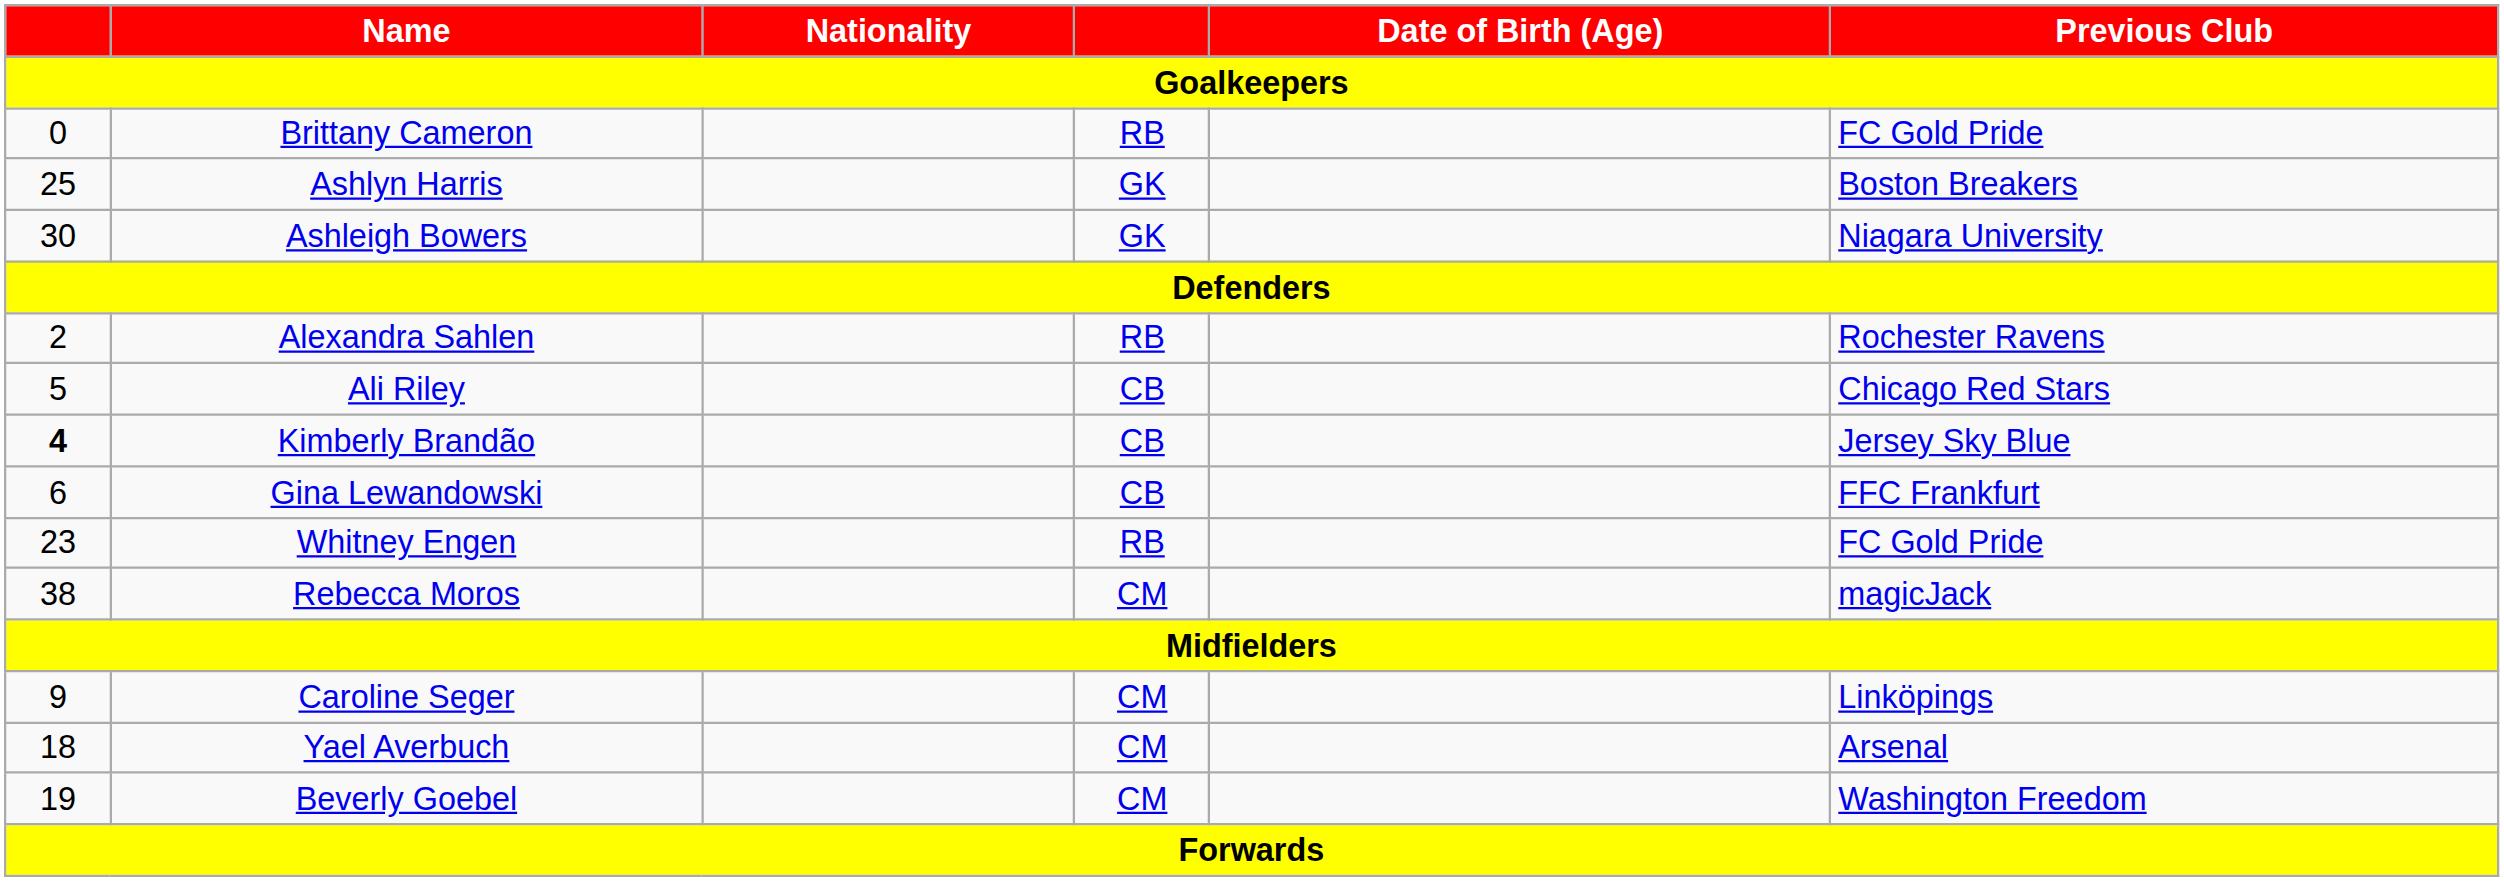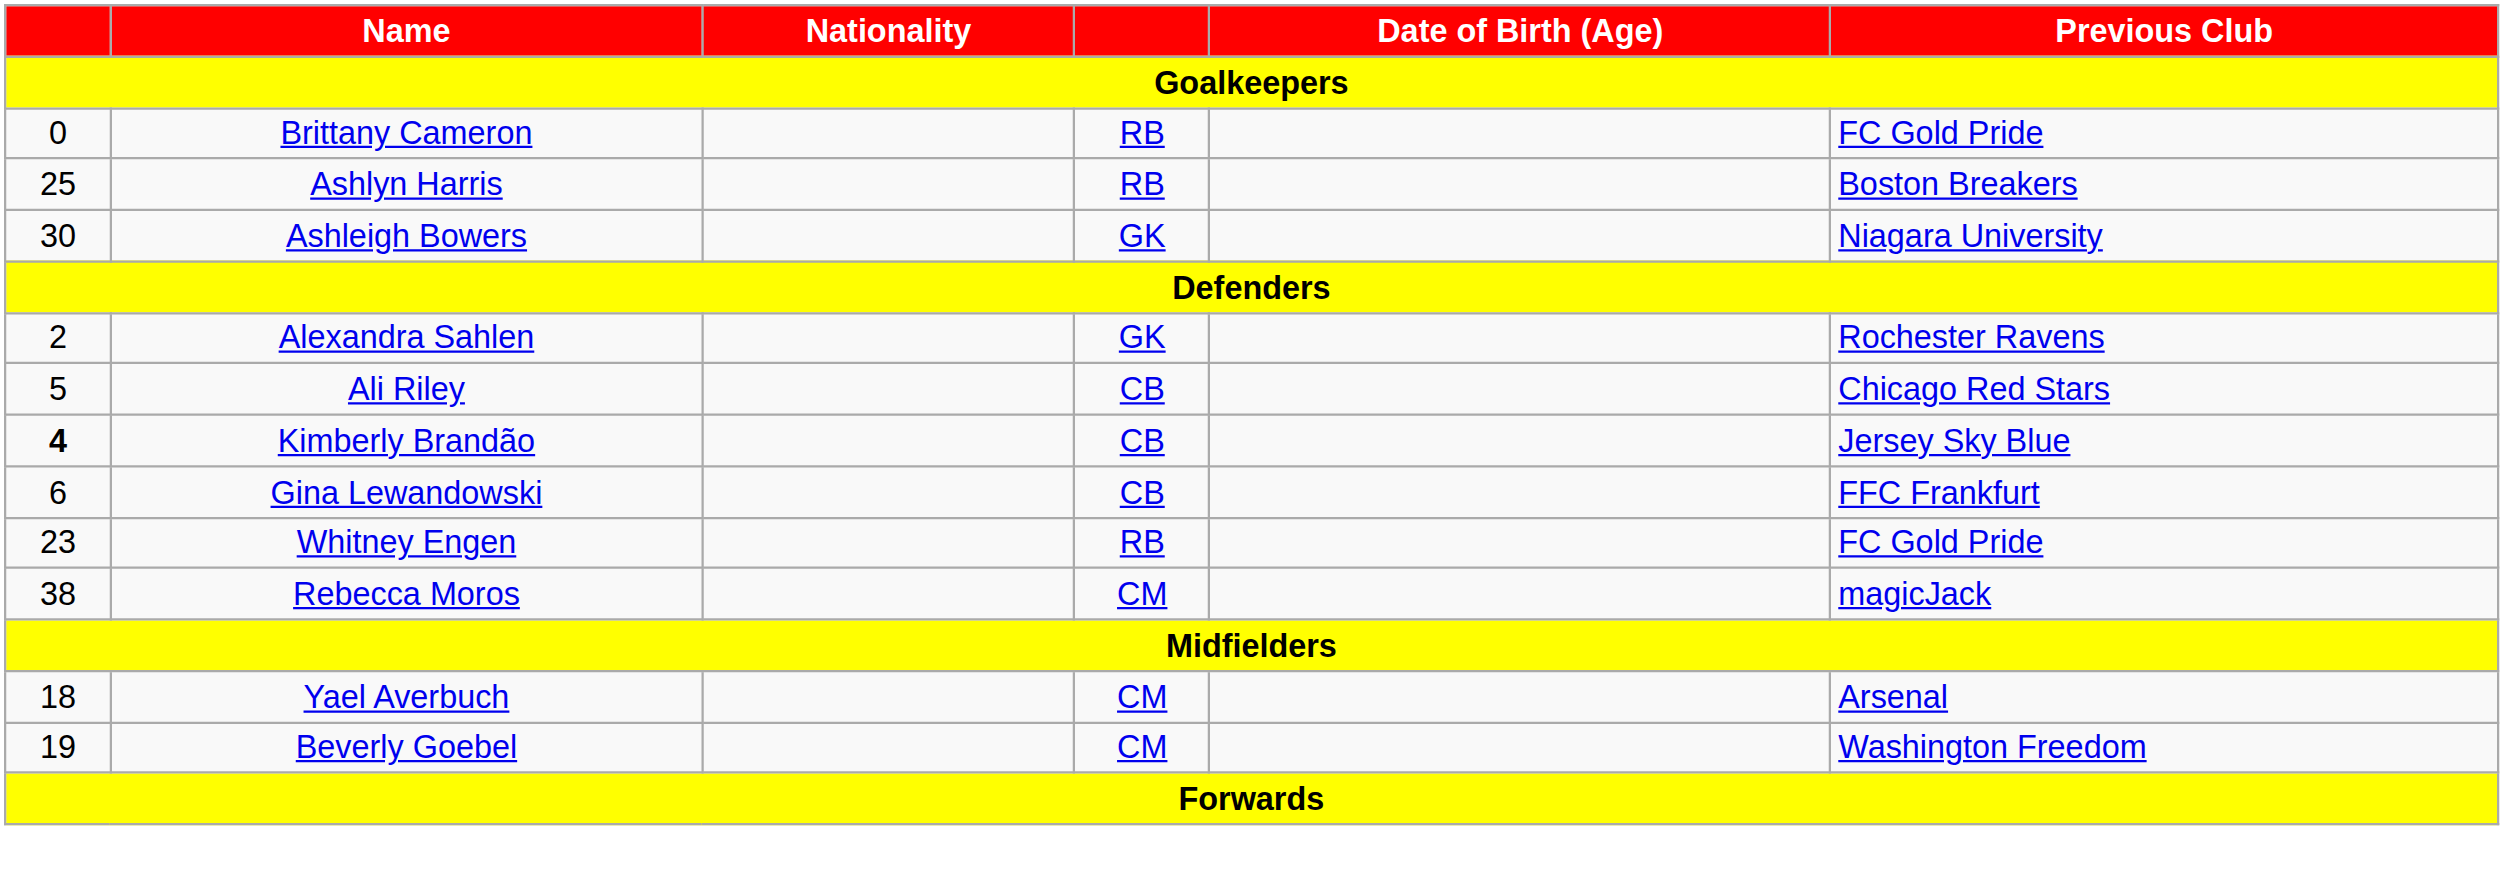(1142, 185) GK -> (1142, 185) RB
(1142, 338) RB -> (1142, 338) GK
- row: (406, 697)
